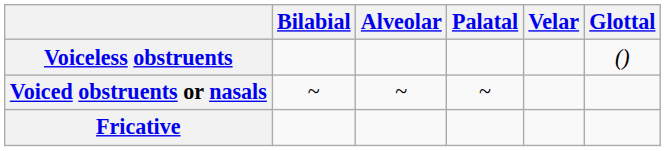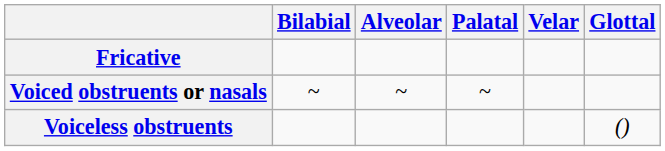rows swapped: (138, 57) <-> (138, 127)
